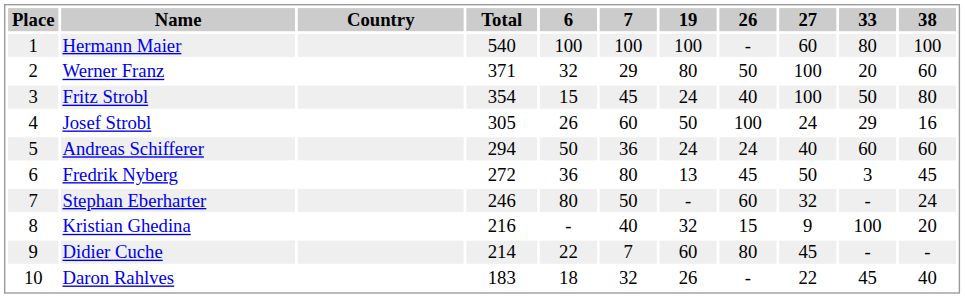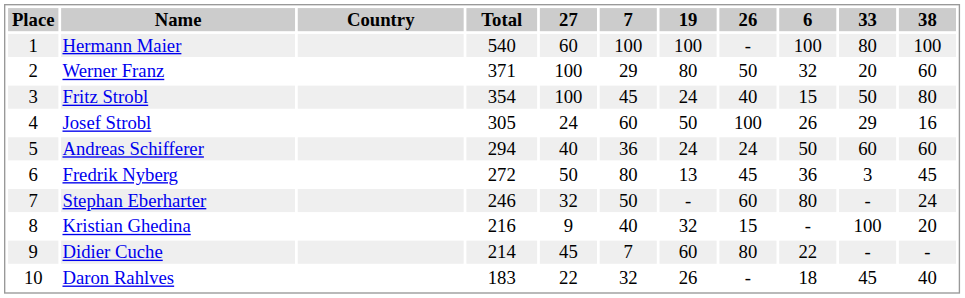columns swapped: (568, 20) <-> (808, 20)
